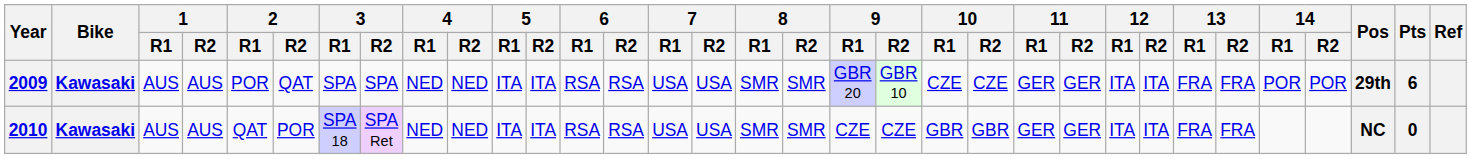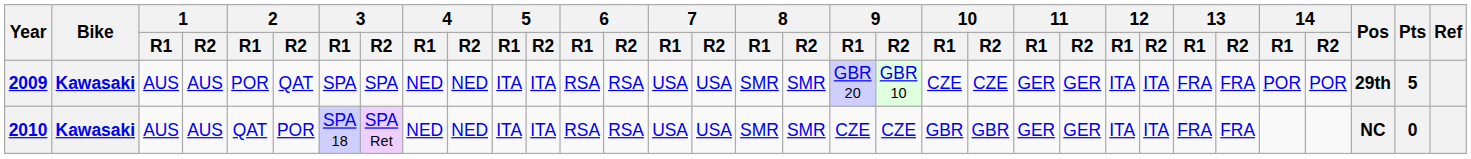(1413, 83) 6 -> (1413, 83) 5
